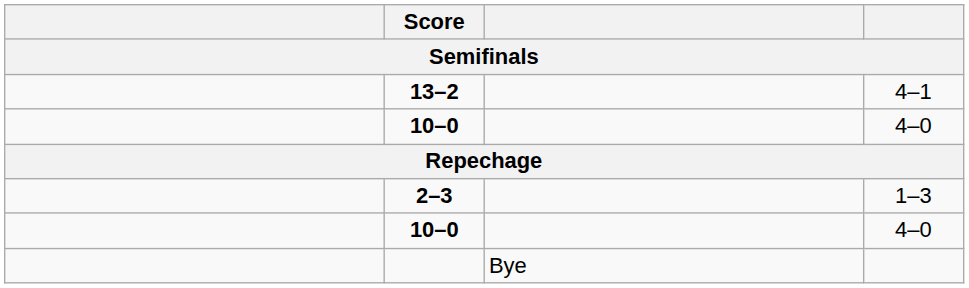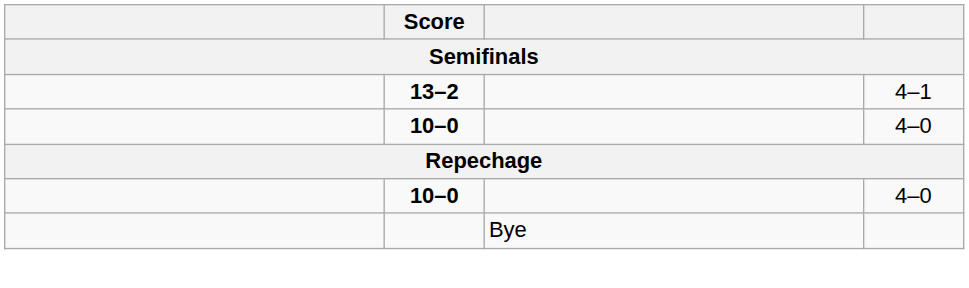- row: (434, 195)
